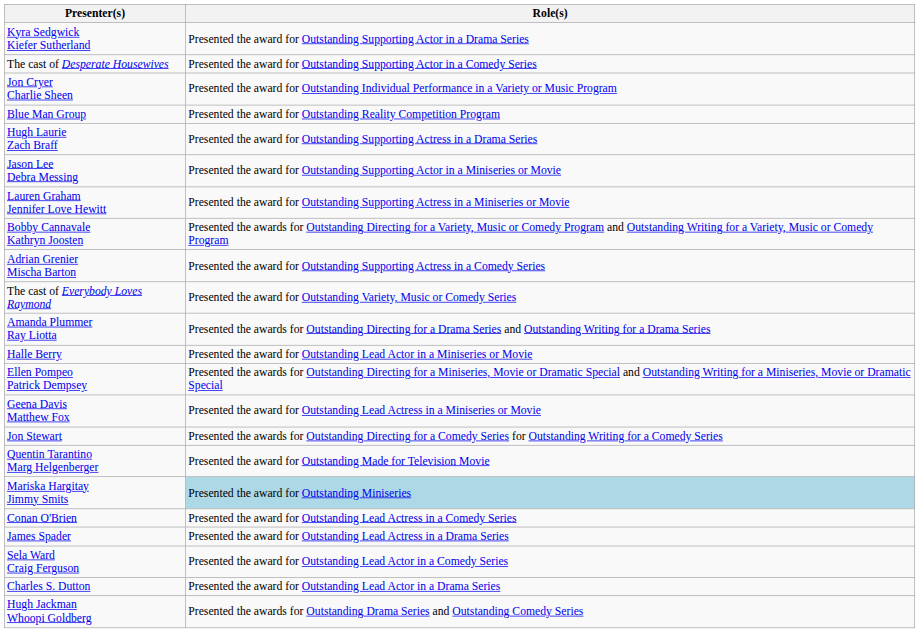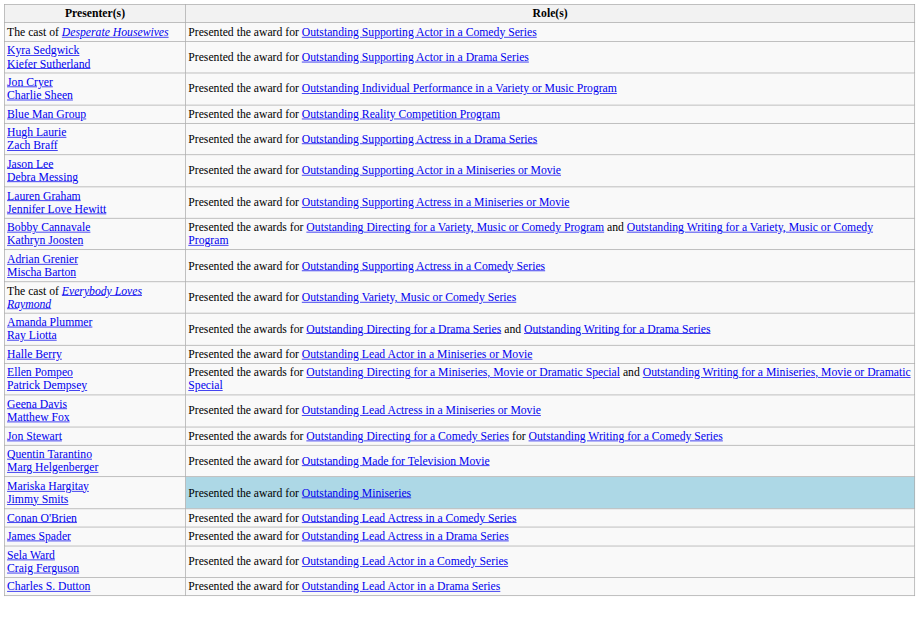rows swapped: (88, 63) <-> (49, 38)
- row: (49, 611)
